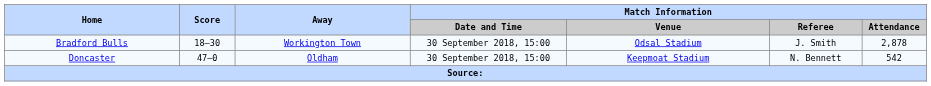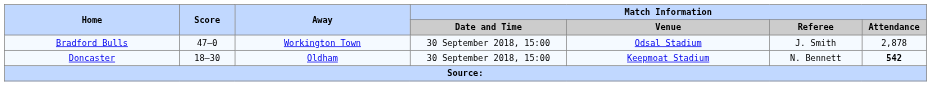(207, 43) 18–30 -> (207, 43) 47–0
(207, 58) 47–0 -> (207, 58) 18–30
(894, 58) normal -> (894, 58) bold
